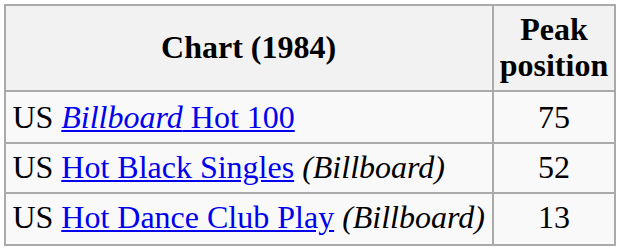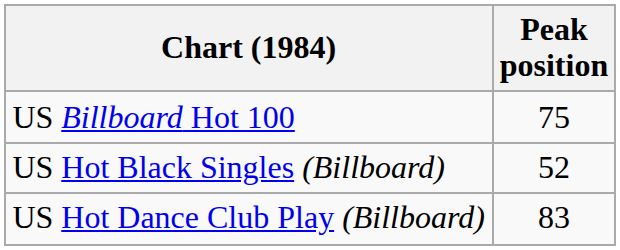(554, 218) 13 -> (554, 218) 83
